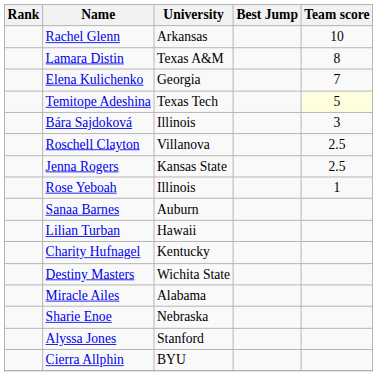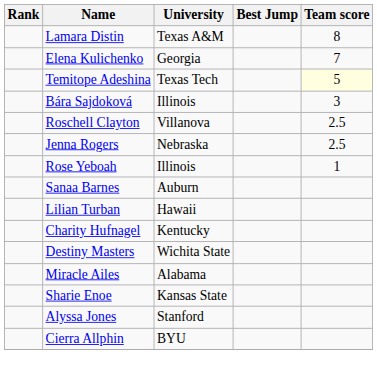- row: (83, 36)
(192, 166) Kansas State -> (183, 144) Nebraska
(183, 317) Nebraska -> (192, 295) Kansas State
